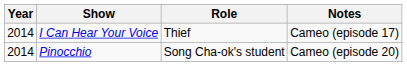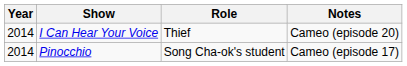(345, 33) Cameo (episode 17) -> (345, 33) Cameo (episode 20)
(345, 52) Cameo (episode 20) -> (345, 52) Cameo (episode 17)
